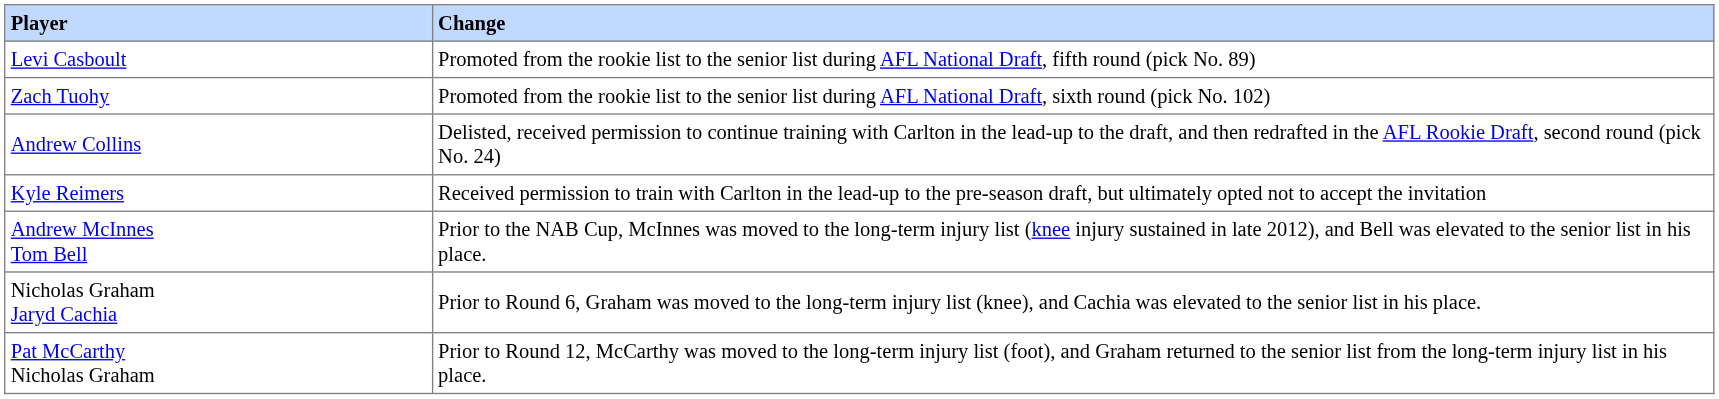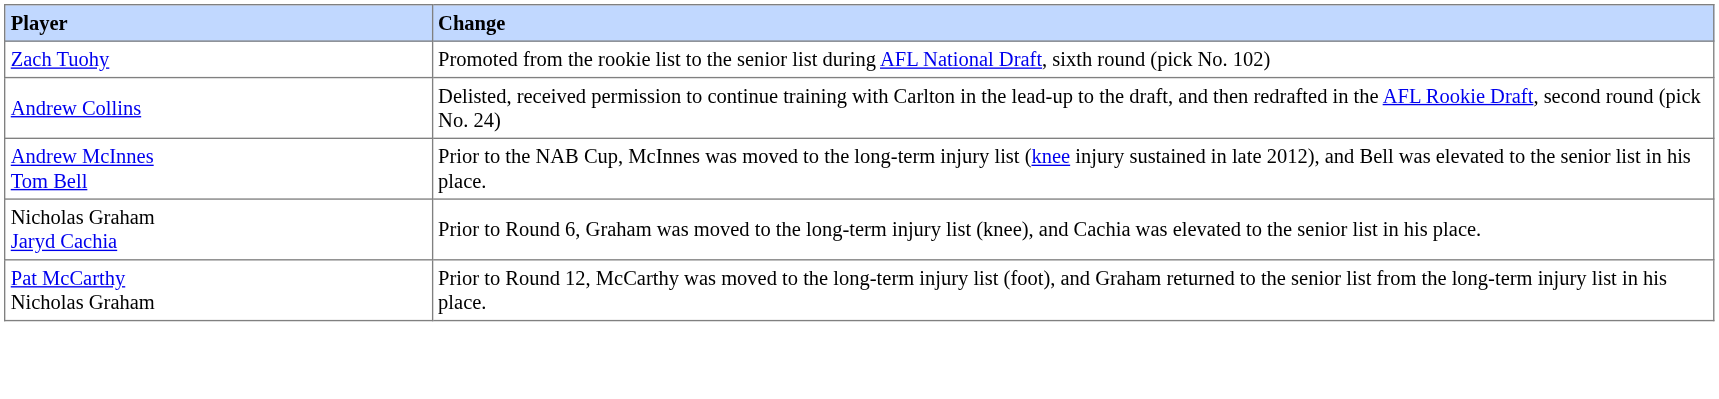- row: (69, 59)
- row: (67, 192)
